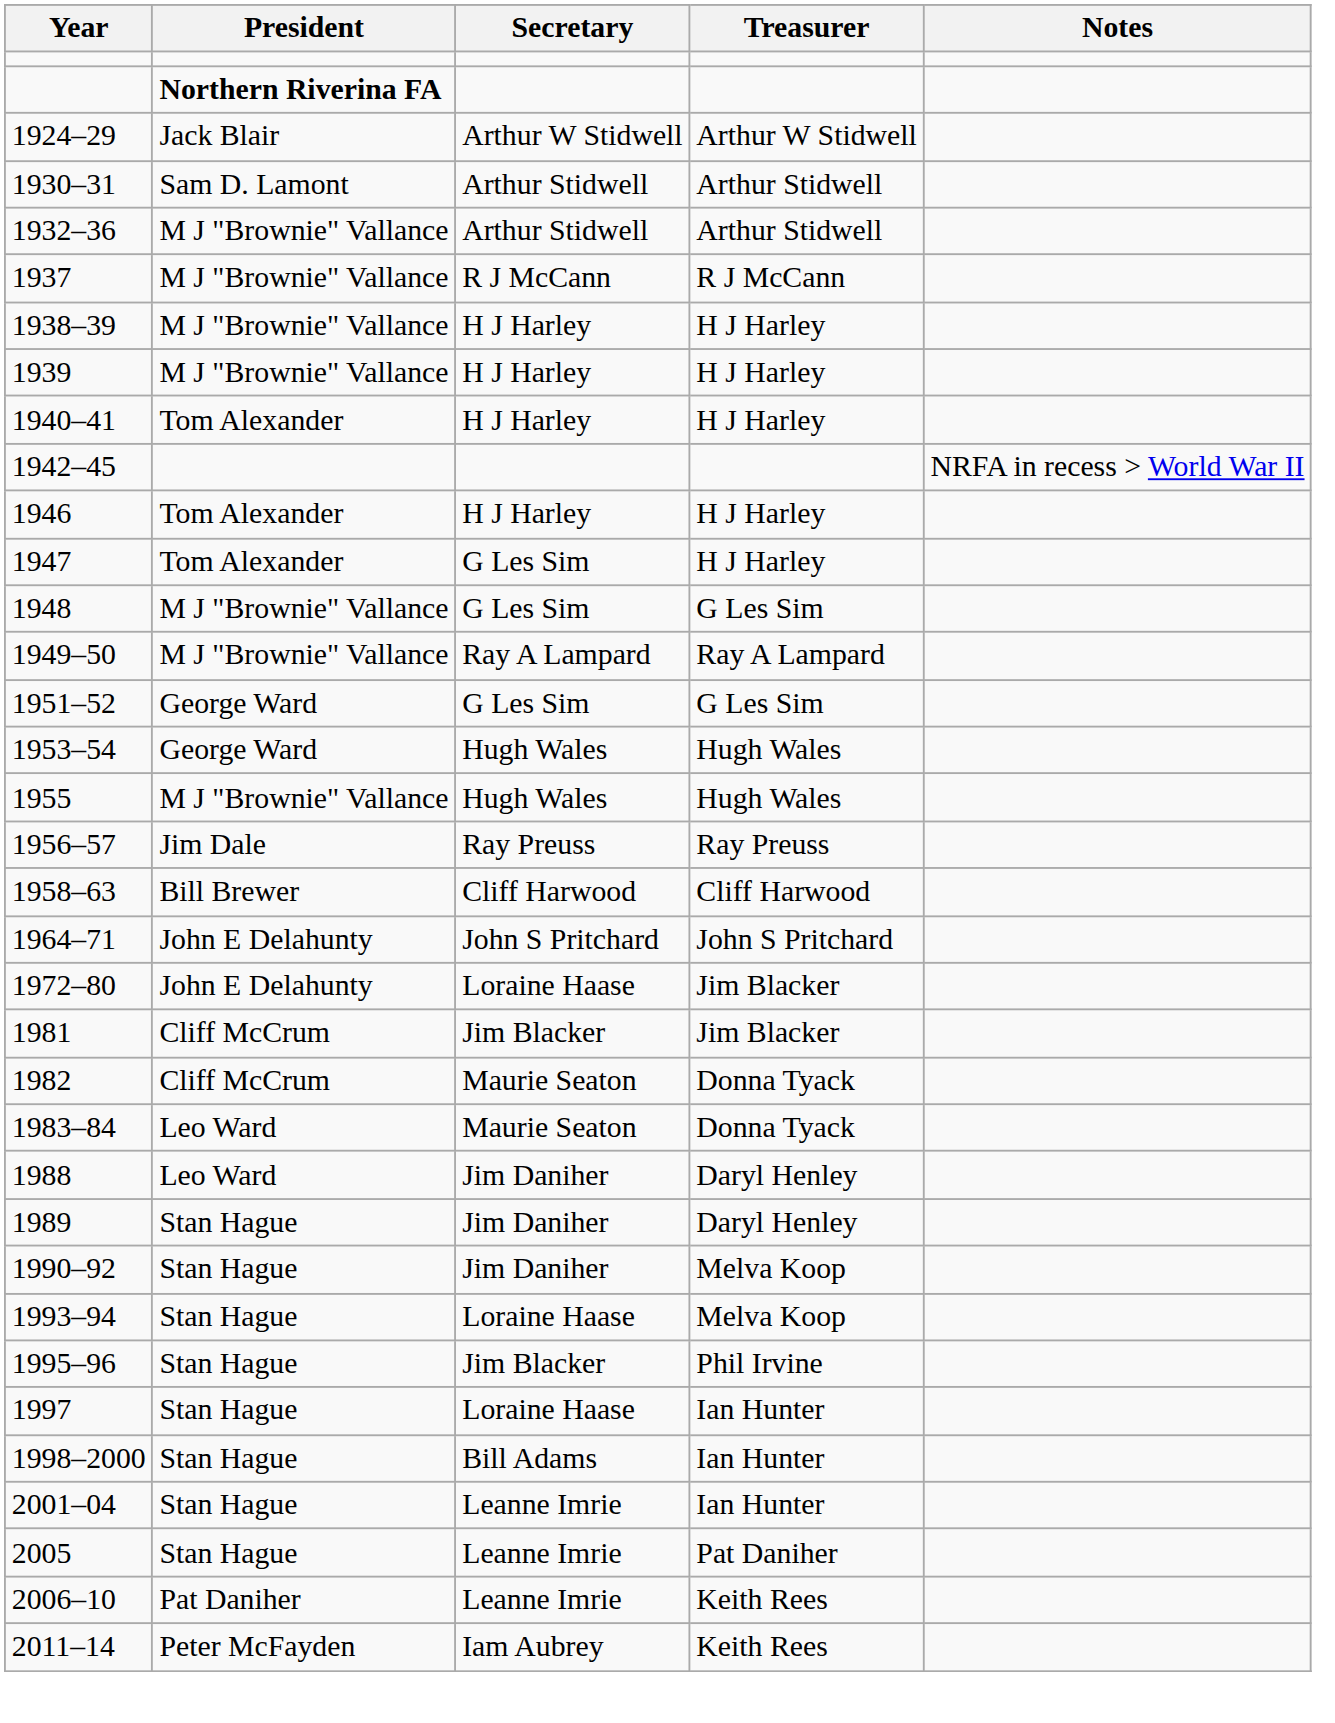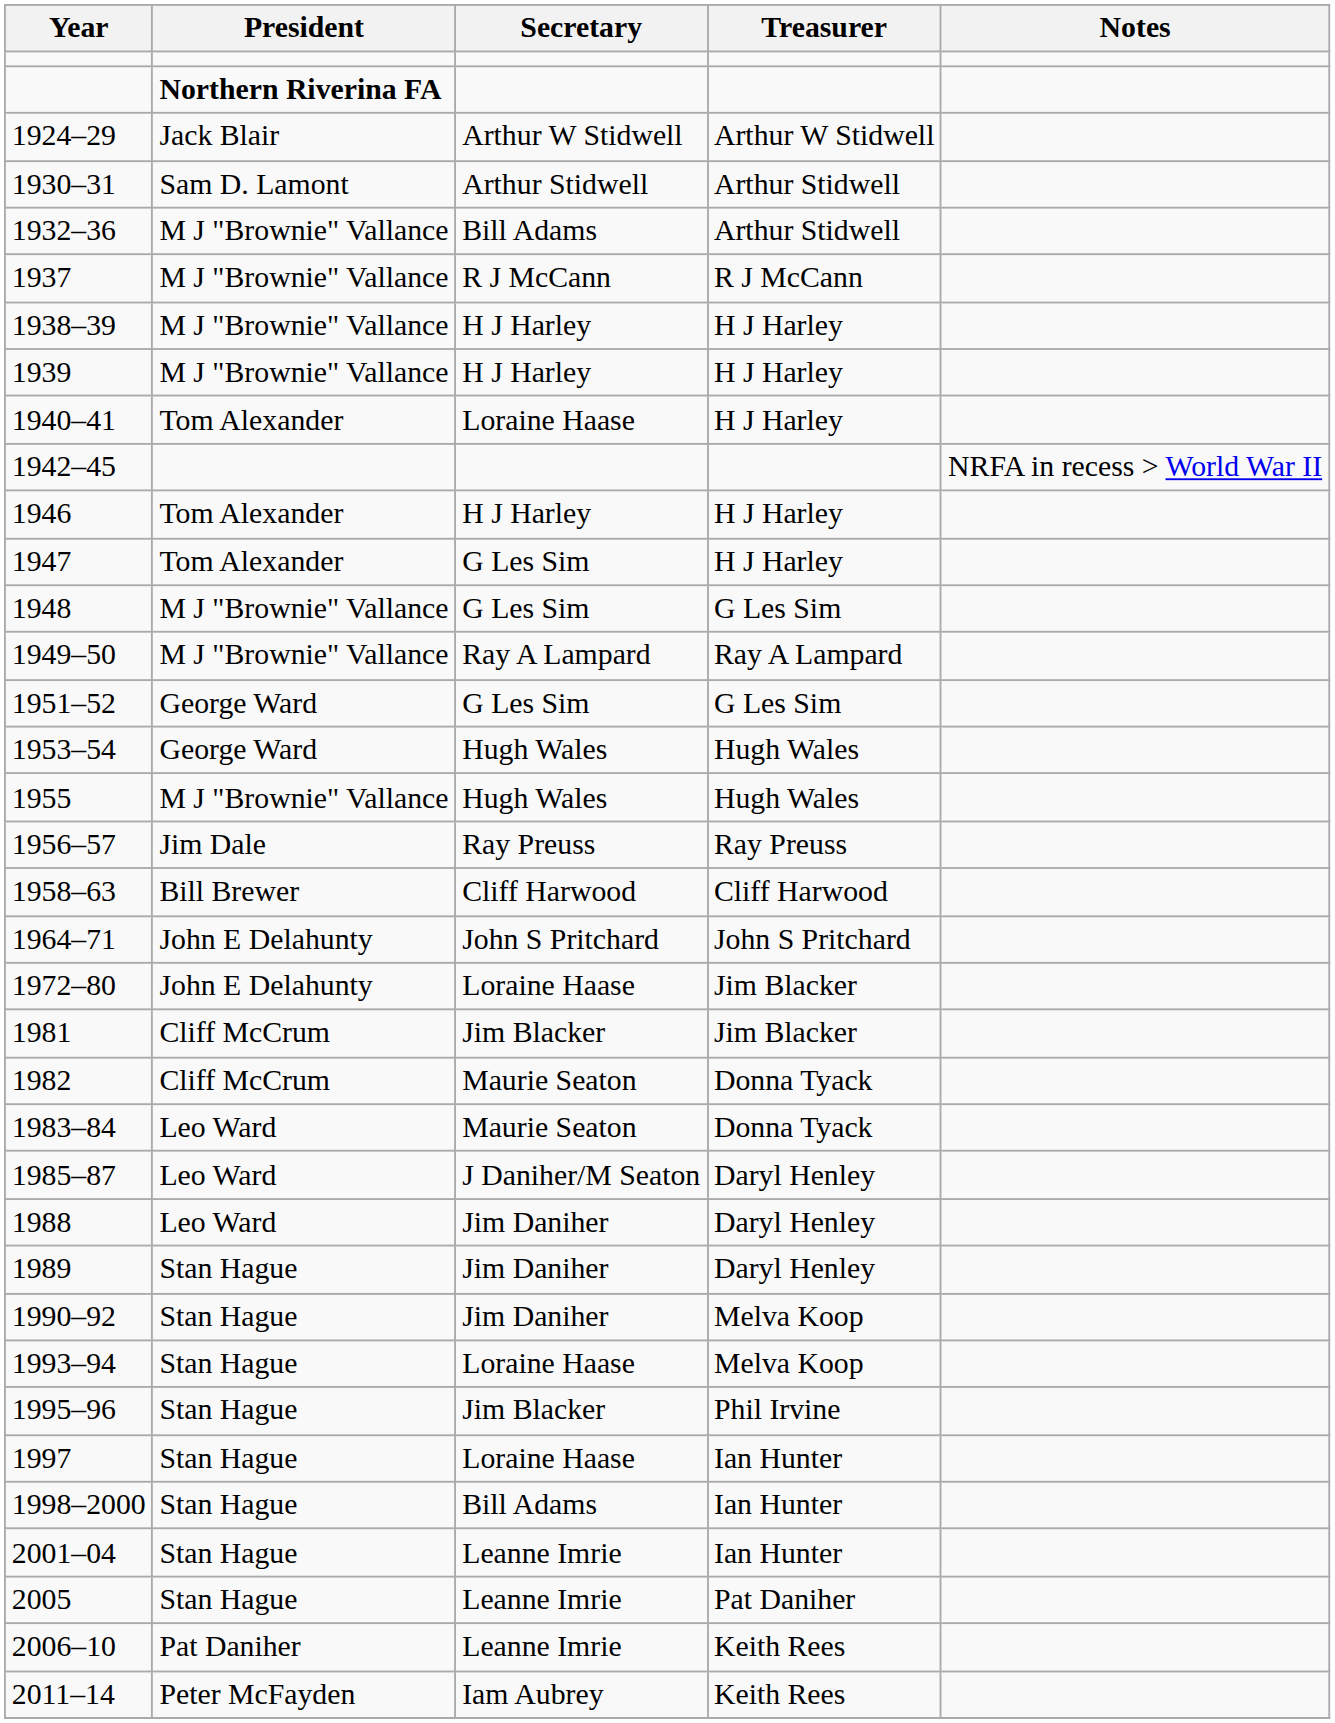(555, 230) Arthur Stidwell -> (530, 230) Bill Adams
(527, 419) H J Harley -> (549, 419) Loraine Haase
+ row: (64, 1174)
